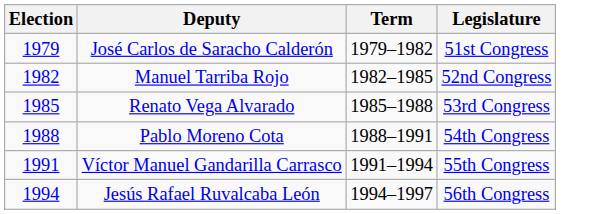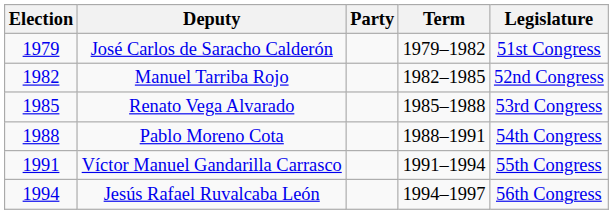+ column: (372, 19)
